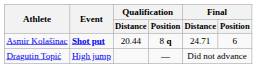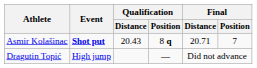(131, 41) 20.44 -> (131, 41) 20.43
(200, 41) 24.71 -> (200, 41) 20.71
(235, 41) 6 -> (235, 41) 7
